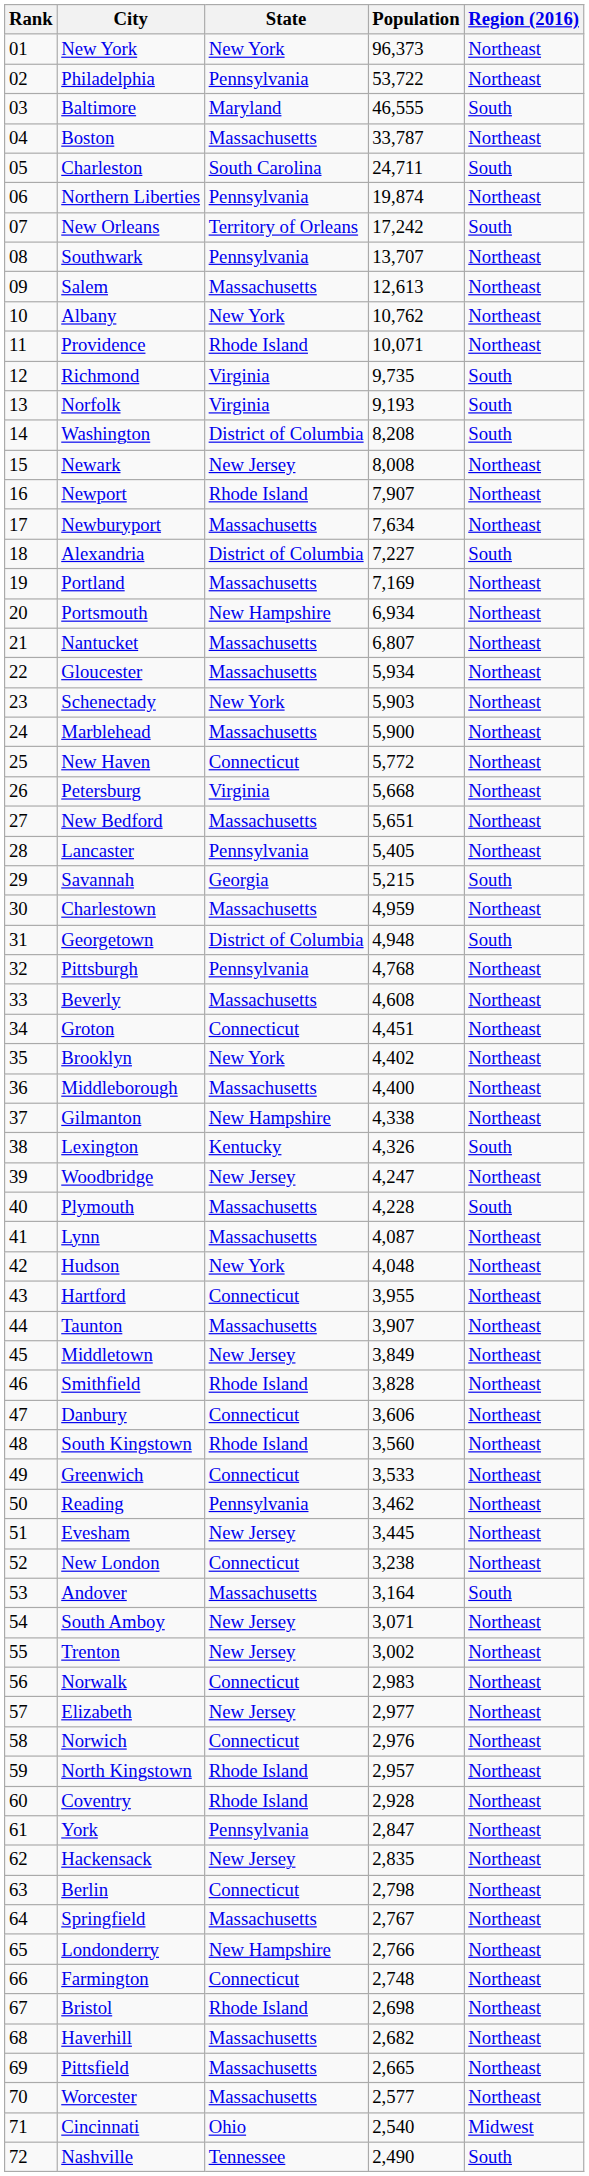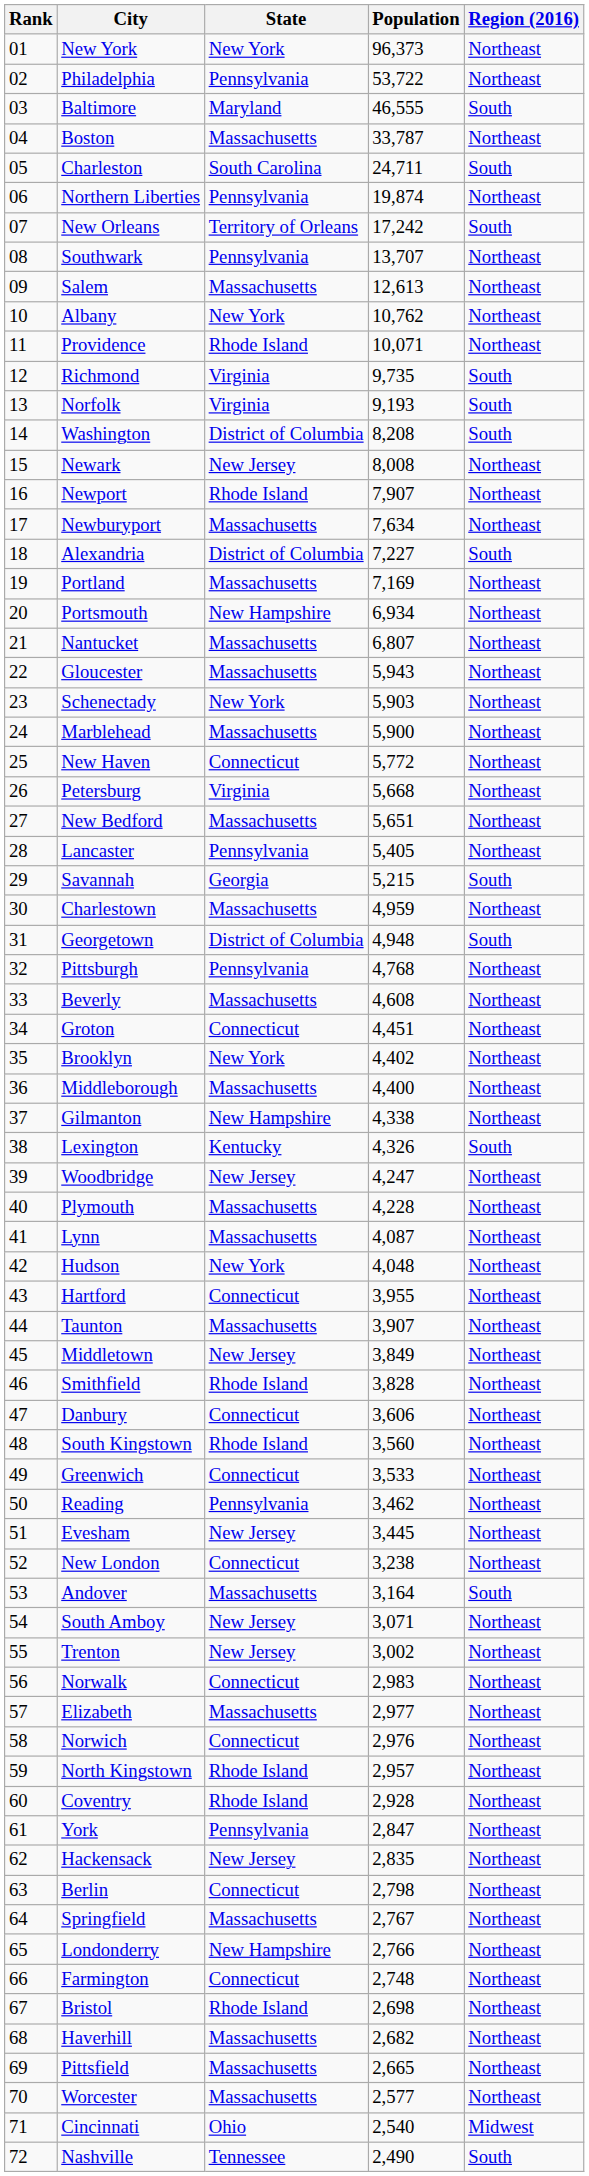(393, 672) 5,934 -> (393, 672) 5,943
(490, 1206) South -> (505, 1206) Northeast
(252, 1711) New Jersey -> (263, 1711) Massachusetts
